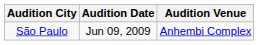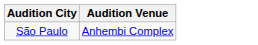- column: (118, 13)
